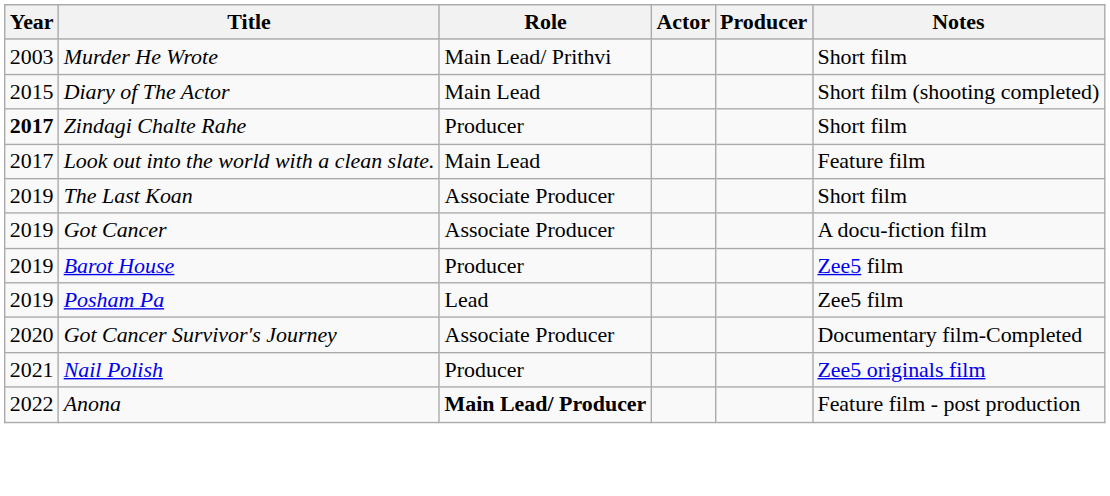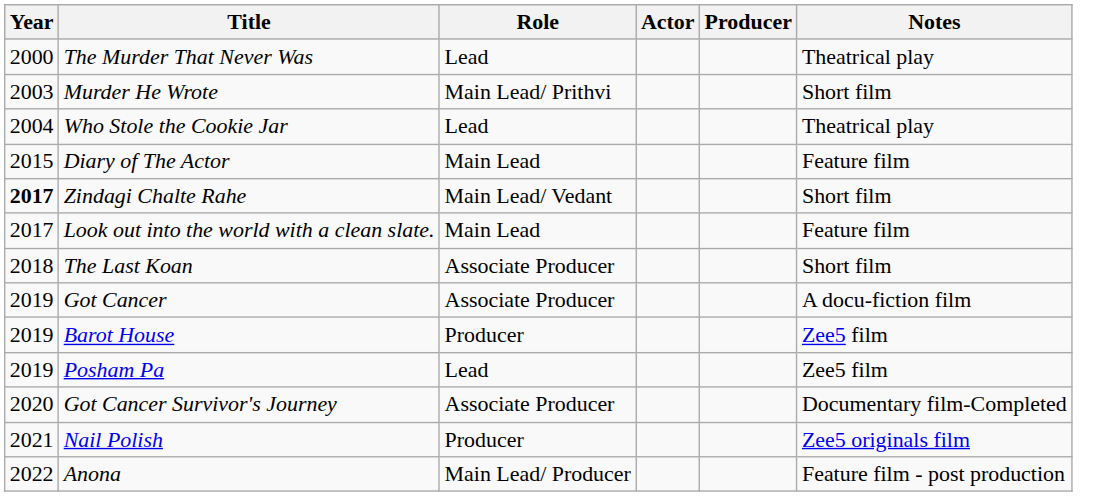+ row: (188, 56)
+ row: (176, 126)
(958, 91) Short film (shooting completed) -> (856, 160) Feature film
(484, 126) Producer -> (528, 195) Main Lead/ Vedant
(32, 195) 2019 -> (32, 265) 2018
(545, 404) bold -> (538, 473) normal
